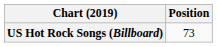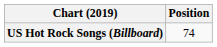(189, 32) 73 -> (189, 32) 74
